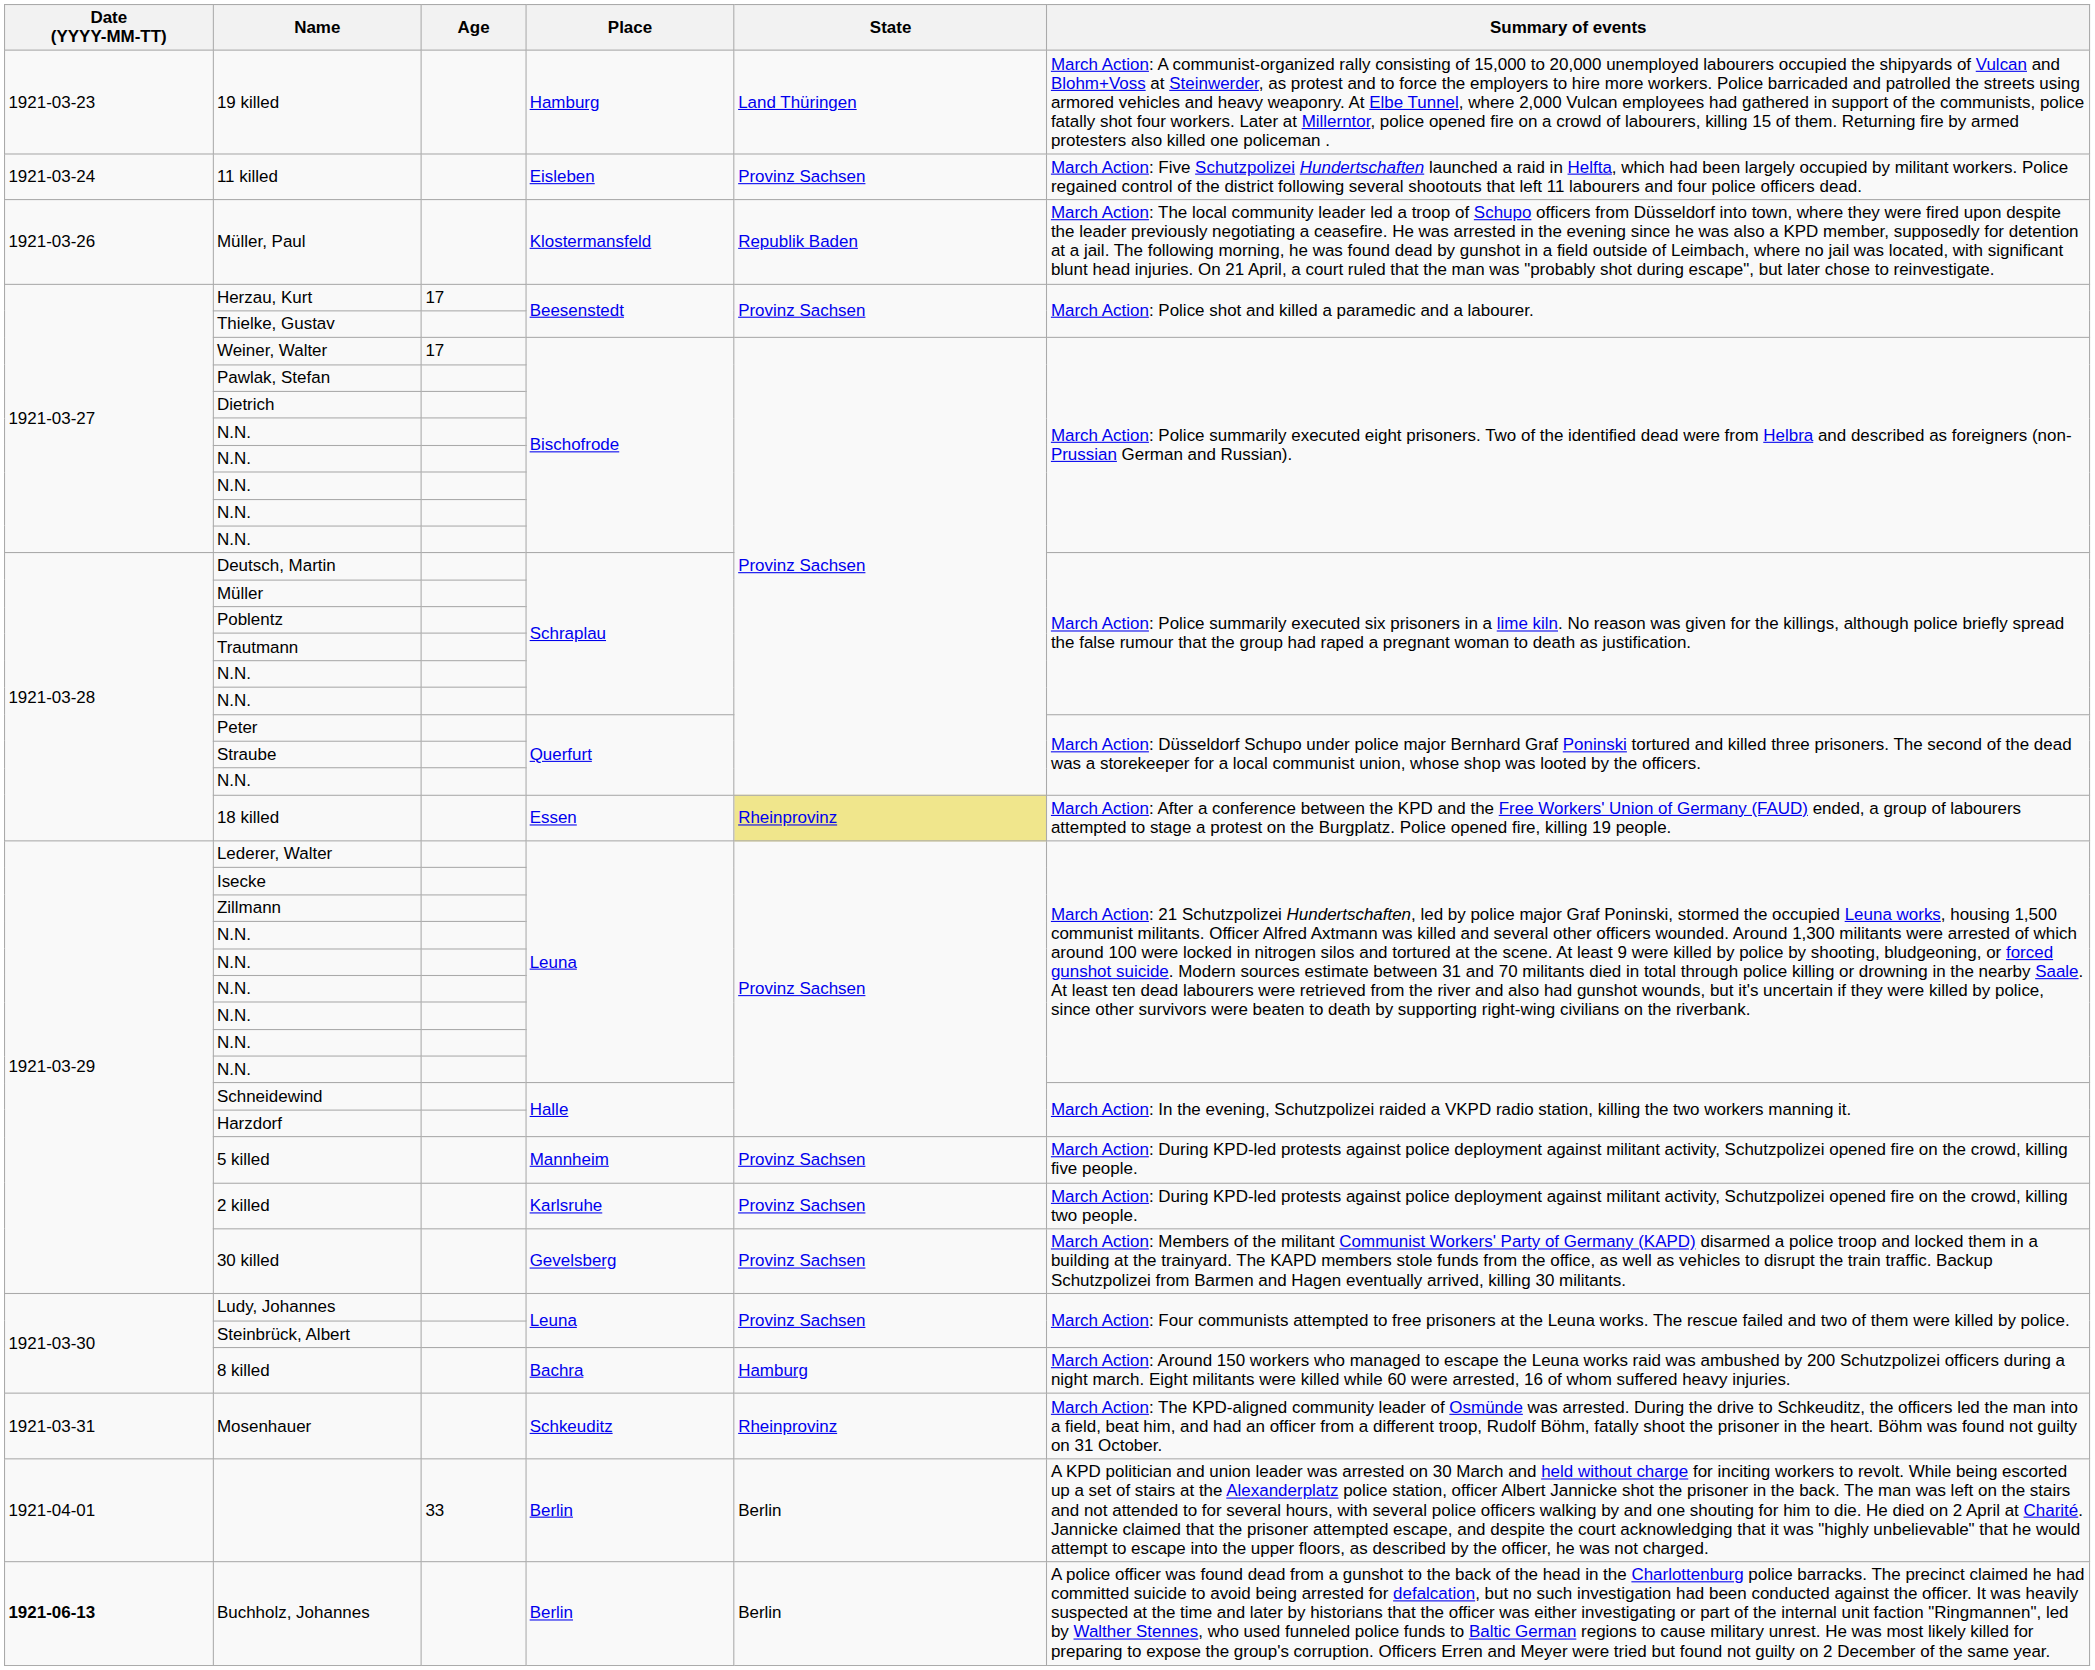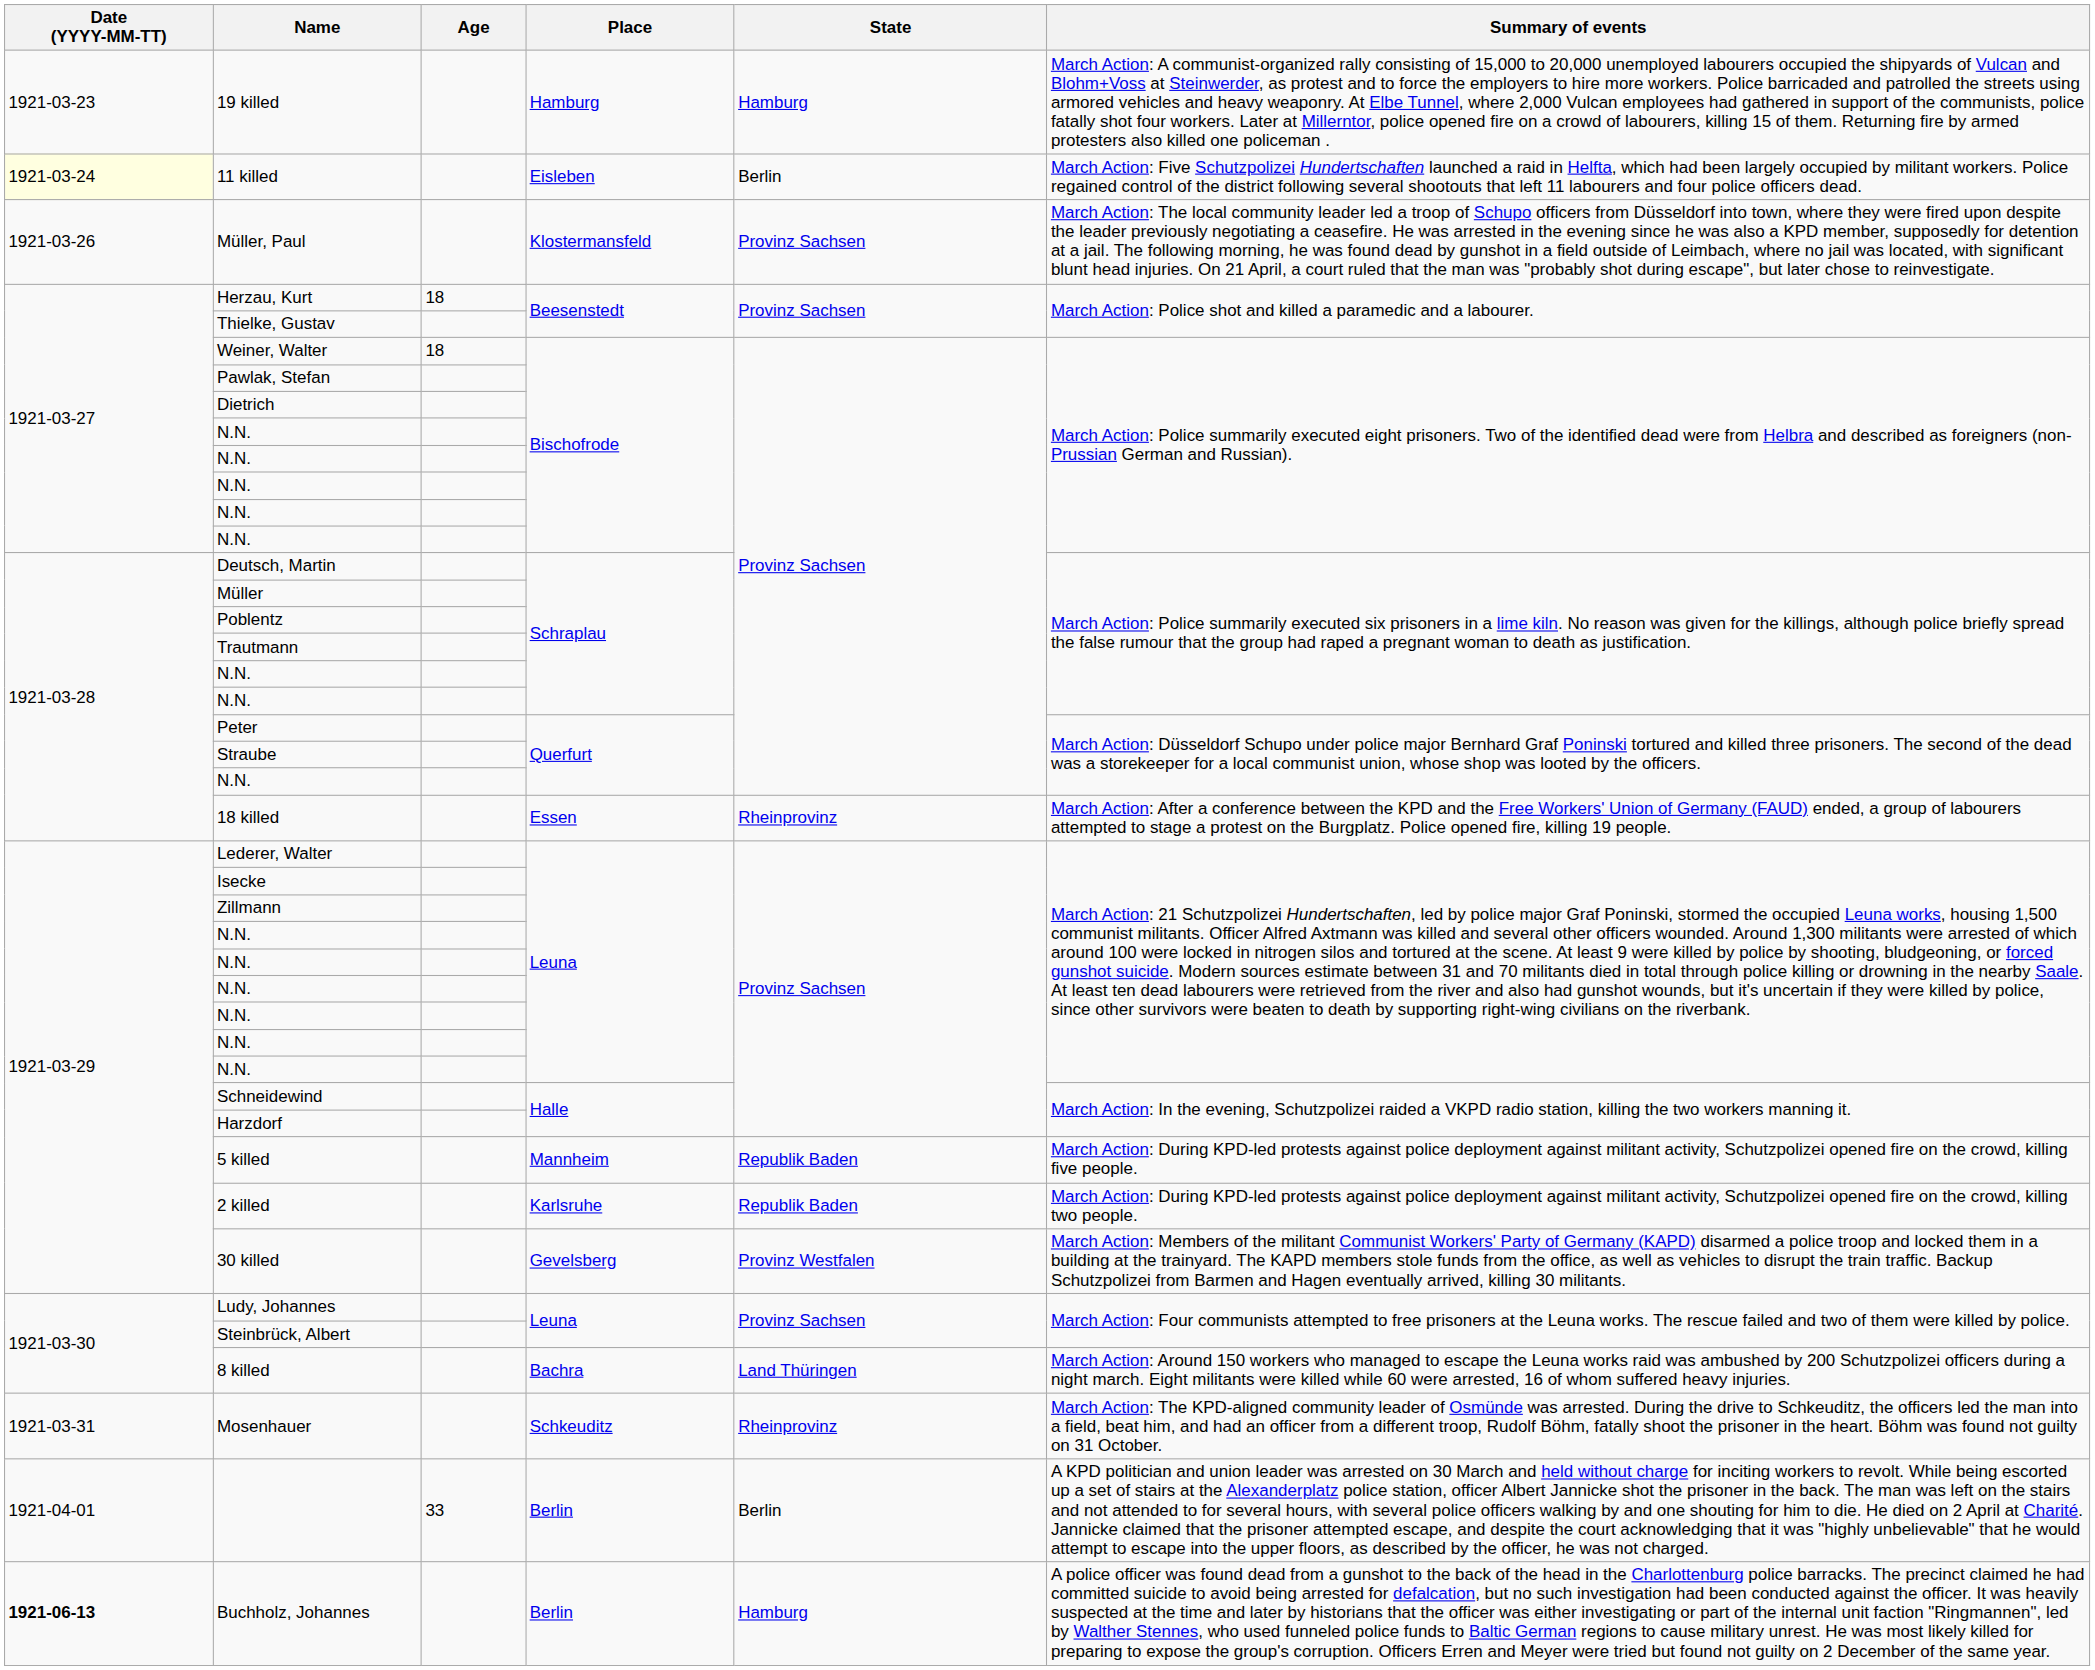(797, 102) Land Thüringen -> (773, 102) Hamburg
(52, 176) no background -> (52, 176) lightyellow background
(802, 176) Provinz Sachsen -> (760, 176) Berlin
(798, 241) Republik Baden -> (802, 241) Provinz Sachsen
(435, 297) 17 -> (435, 297) 18
(435, 351) 17 -> (435, 351) 18
(788, 817) khaki background -> (788, 817) no background
(802, 1159) Provinz Sachsen -> (798, 1159) Republik Baden
(802, 1205) Provinz Sachsen -> (798, 1205) Republik Baden
(802, 1261) Provinz Sachsen -> (806, 1261) Provinz Westfalen
(773, 1370) Hamburg -> (797, 1370) Land Thüringen
(760, 1613) Berlin -> (773, 1613) Hamburg
